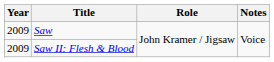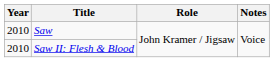(18, 30) 2009 -> (18, 30) 2010
(18, 48) 2009 -> (18, 48) 2010
